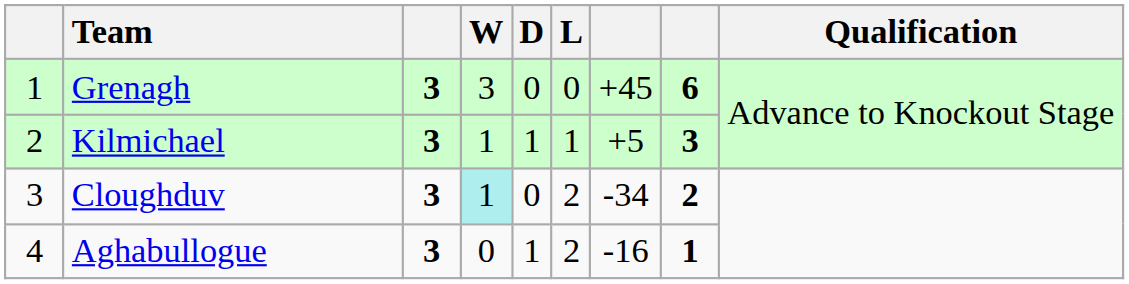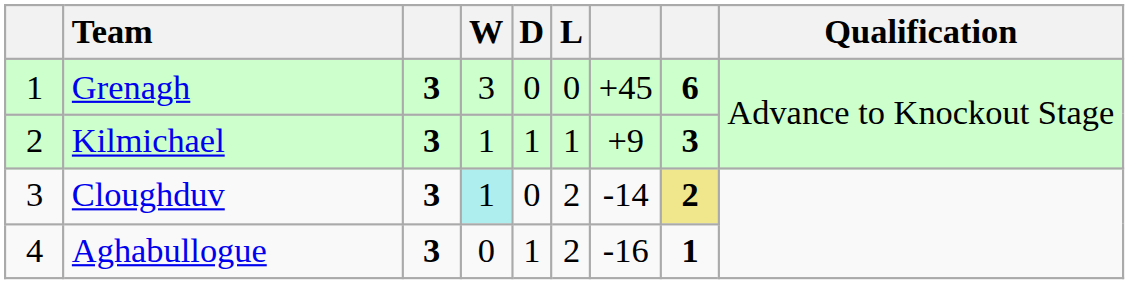(626, 140) +5 -> (626, 140) +9
(626, 195) -34 -> (626, 195) -14
(690, 195) no background -> (690, 195) khaki background
